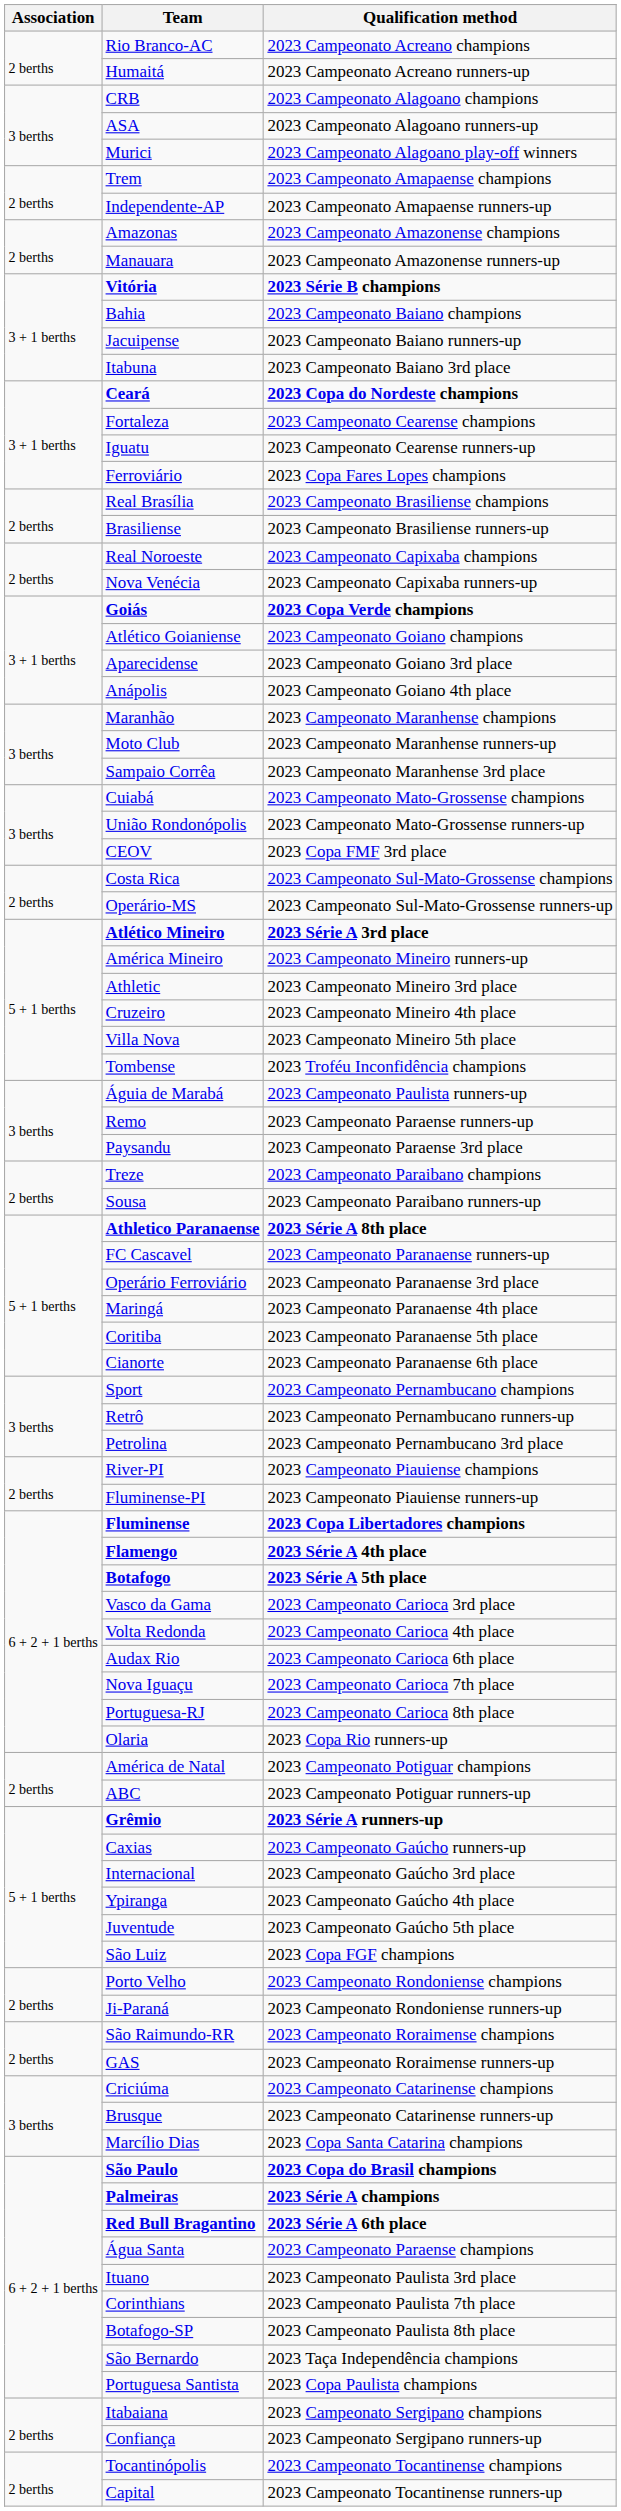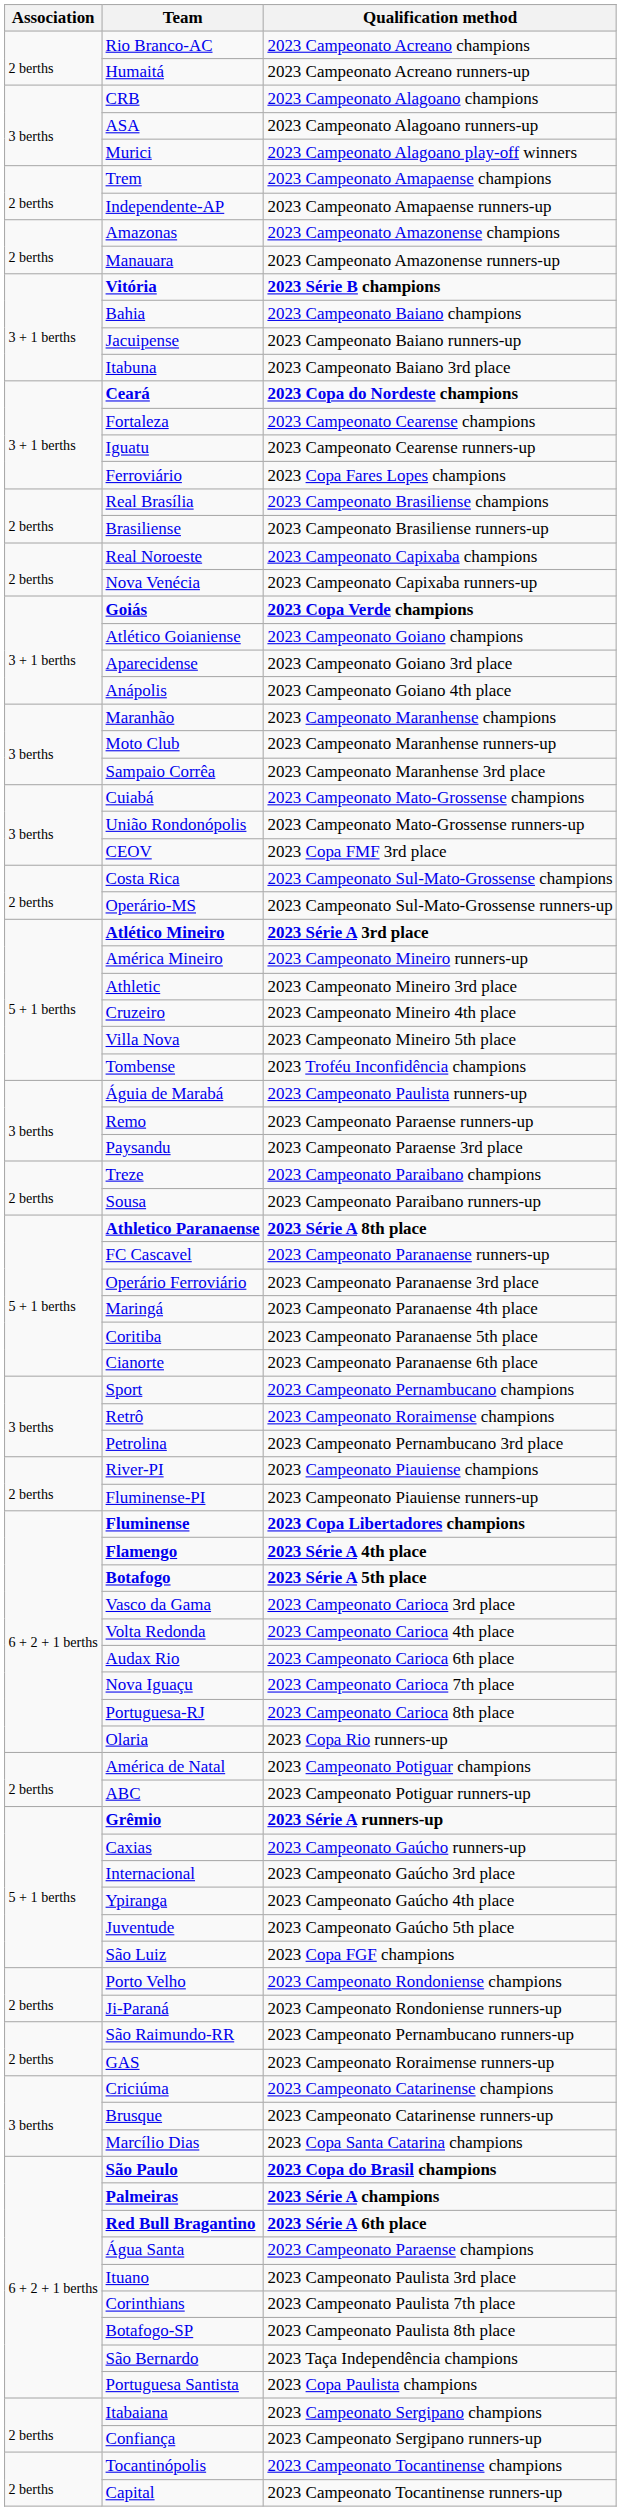(421, 1416) 2023 Campeonato Pernambucano runners-up -> (411, 1416) 2023 Campeonato Roraimense champions
(411, 2035) 2023 Campeonato Roraimense champions -> (421, 2035) 2023 Campeonato Pernambucano runners-up
